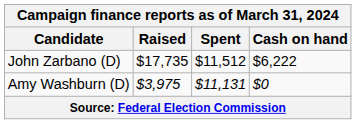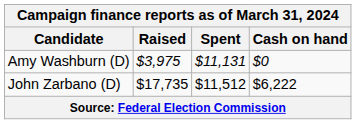rows swapped: (69, 84) <-> (64, 61)
